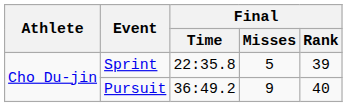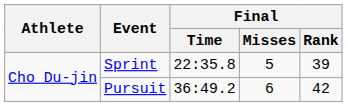(269, 89) 9 -> (269, 89) 6
(321, 89) 40 -> (321, 89) 42
